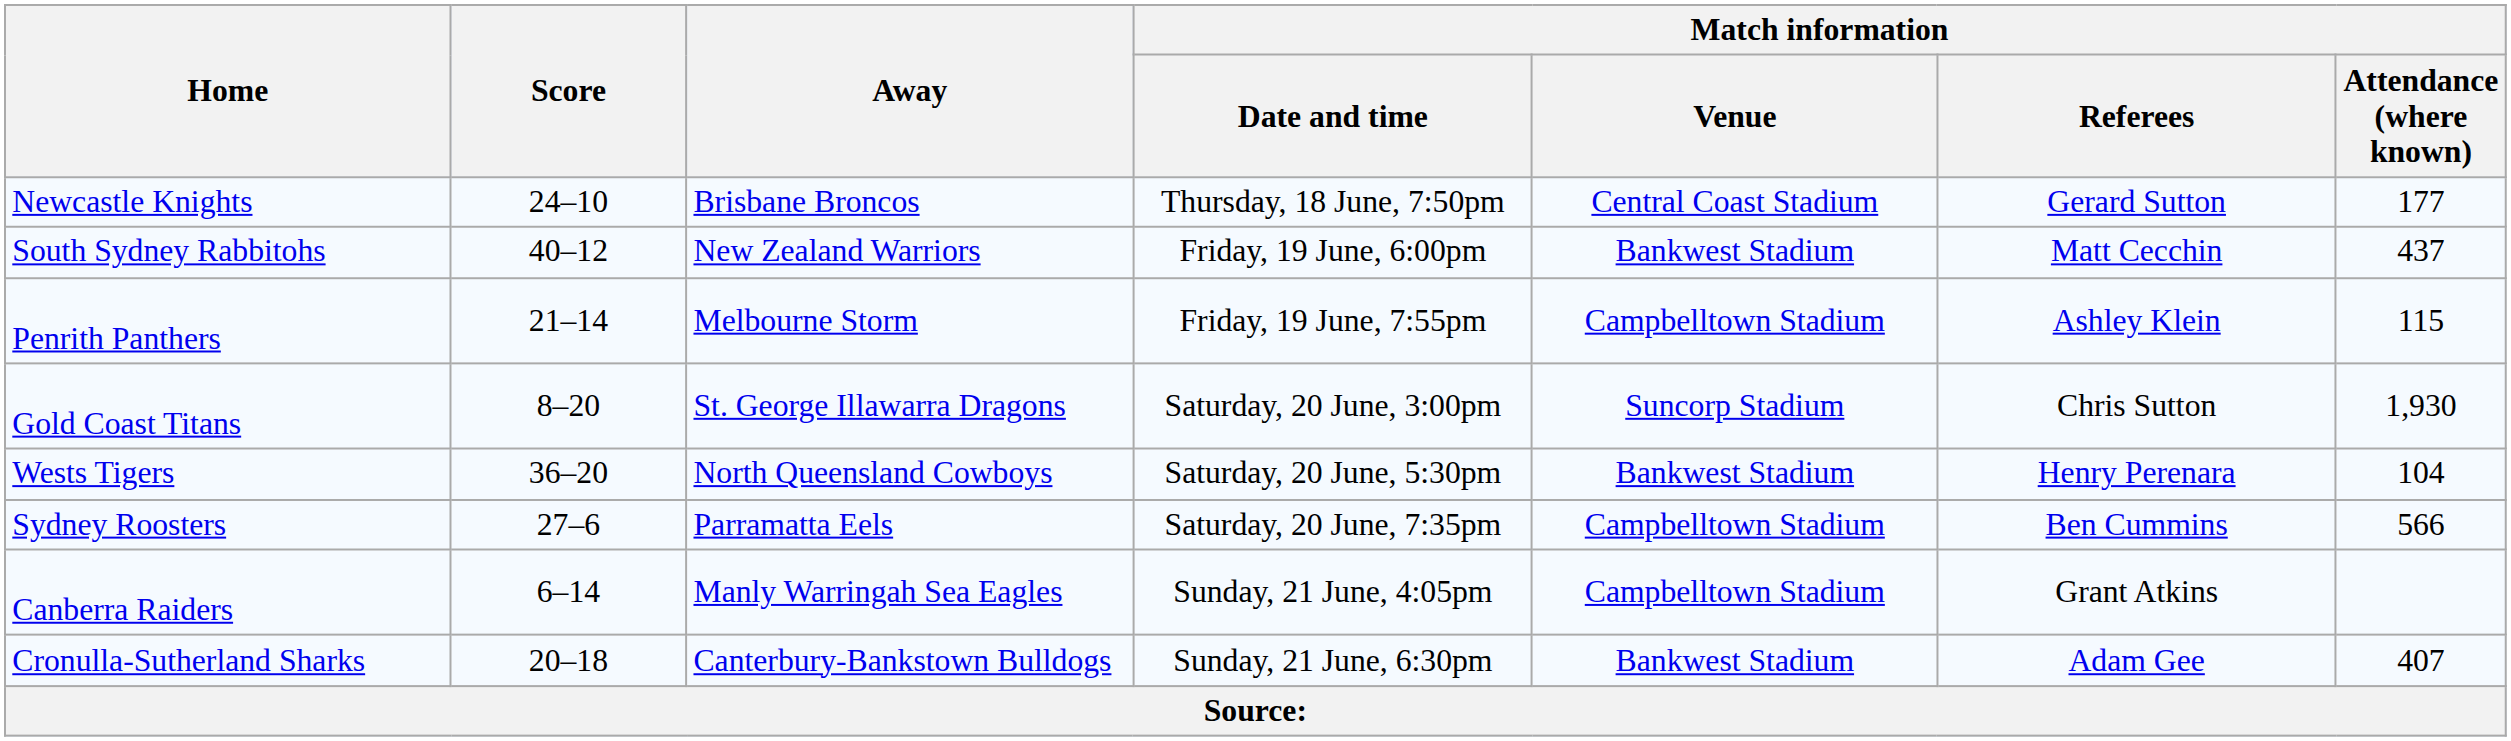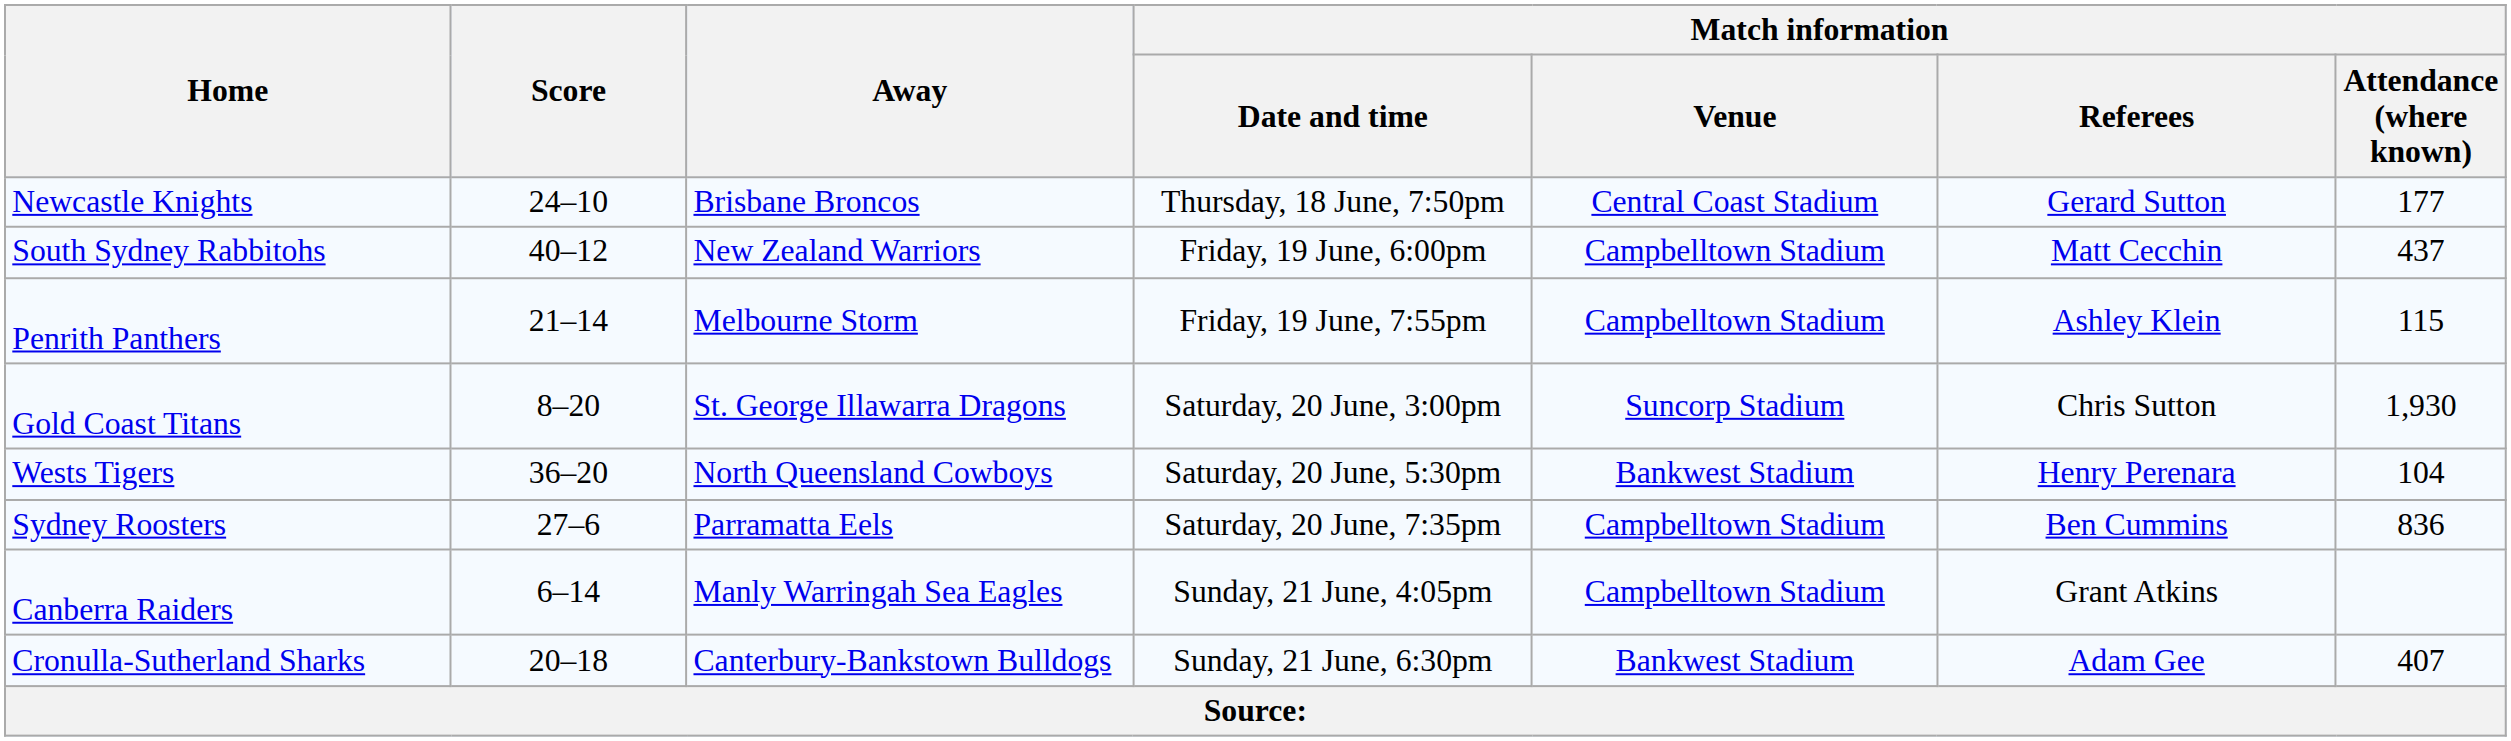(1735, 251) Bankwest Stadium -> (1735, 251) Campbelltown Stadium
(2421, 523) 566 -> (2421, 523) 836
